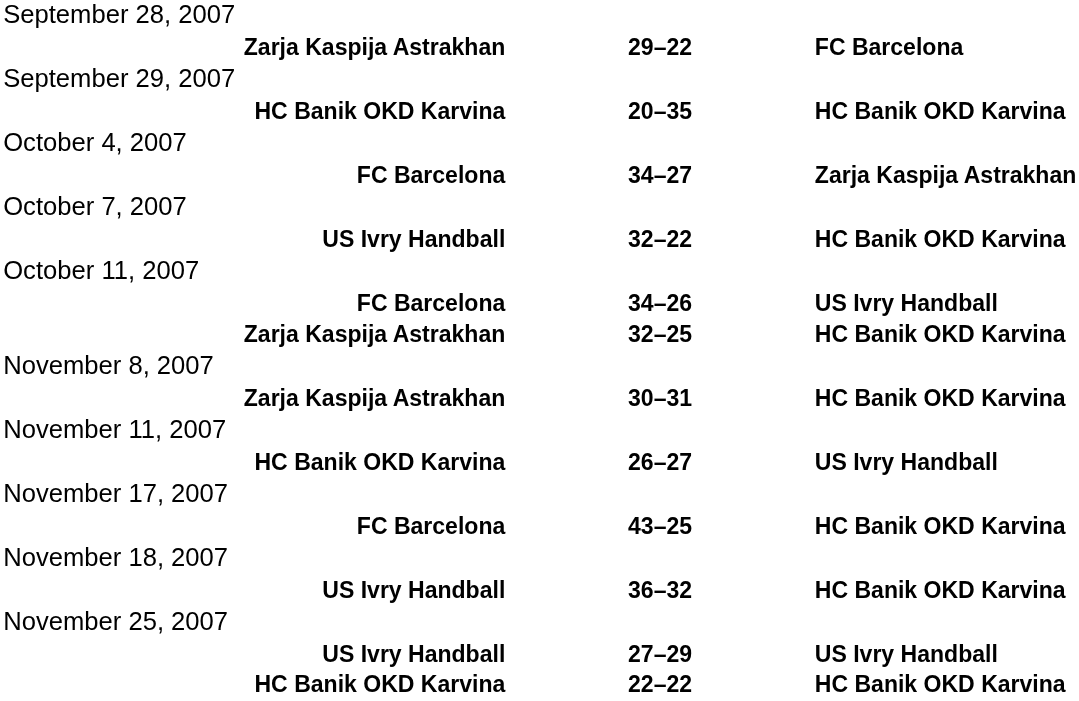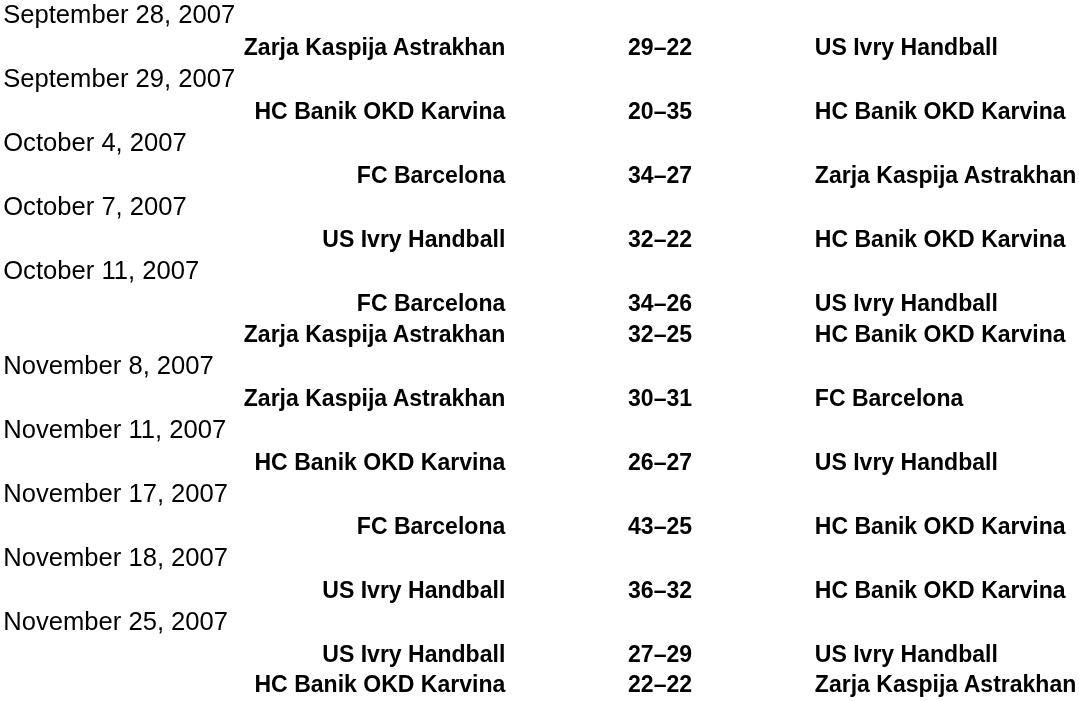(889, 47) FC Barcelona -> (906, 47) US Ivry Handball
(940, 398) HC Banik OKD Karvina -> (889, 398) FC Barcelona
(940, 684) HC Banik OKD Karvina -> (946, 684) Zarja Kaspija Astrakhan
